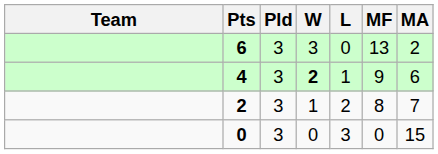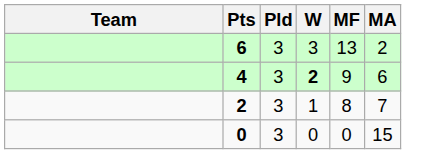- column: (345, 19)
